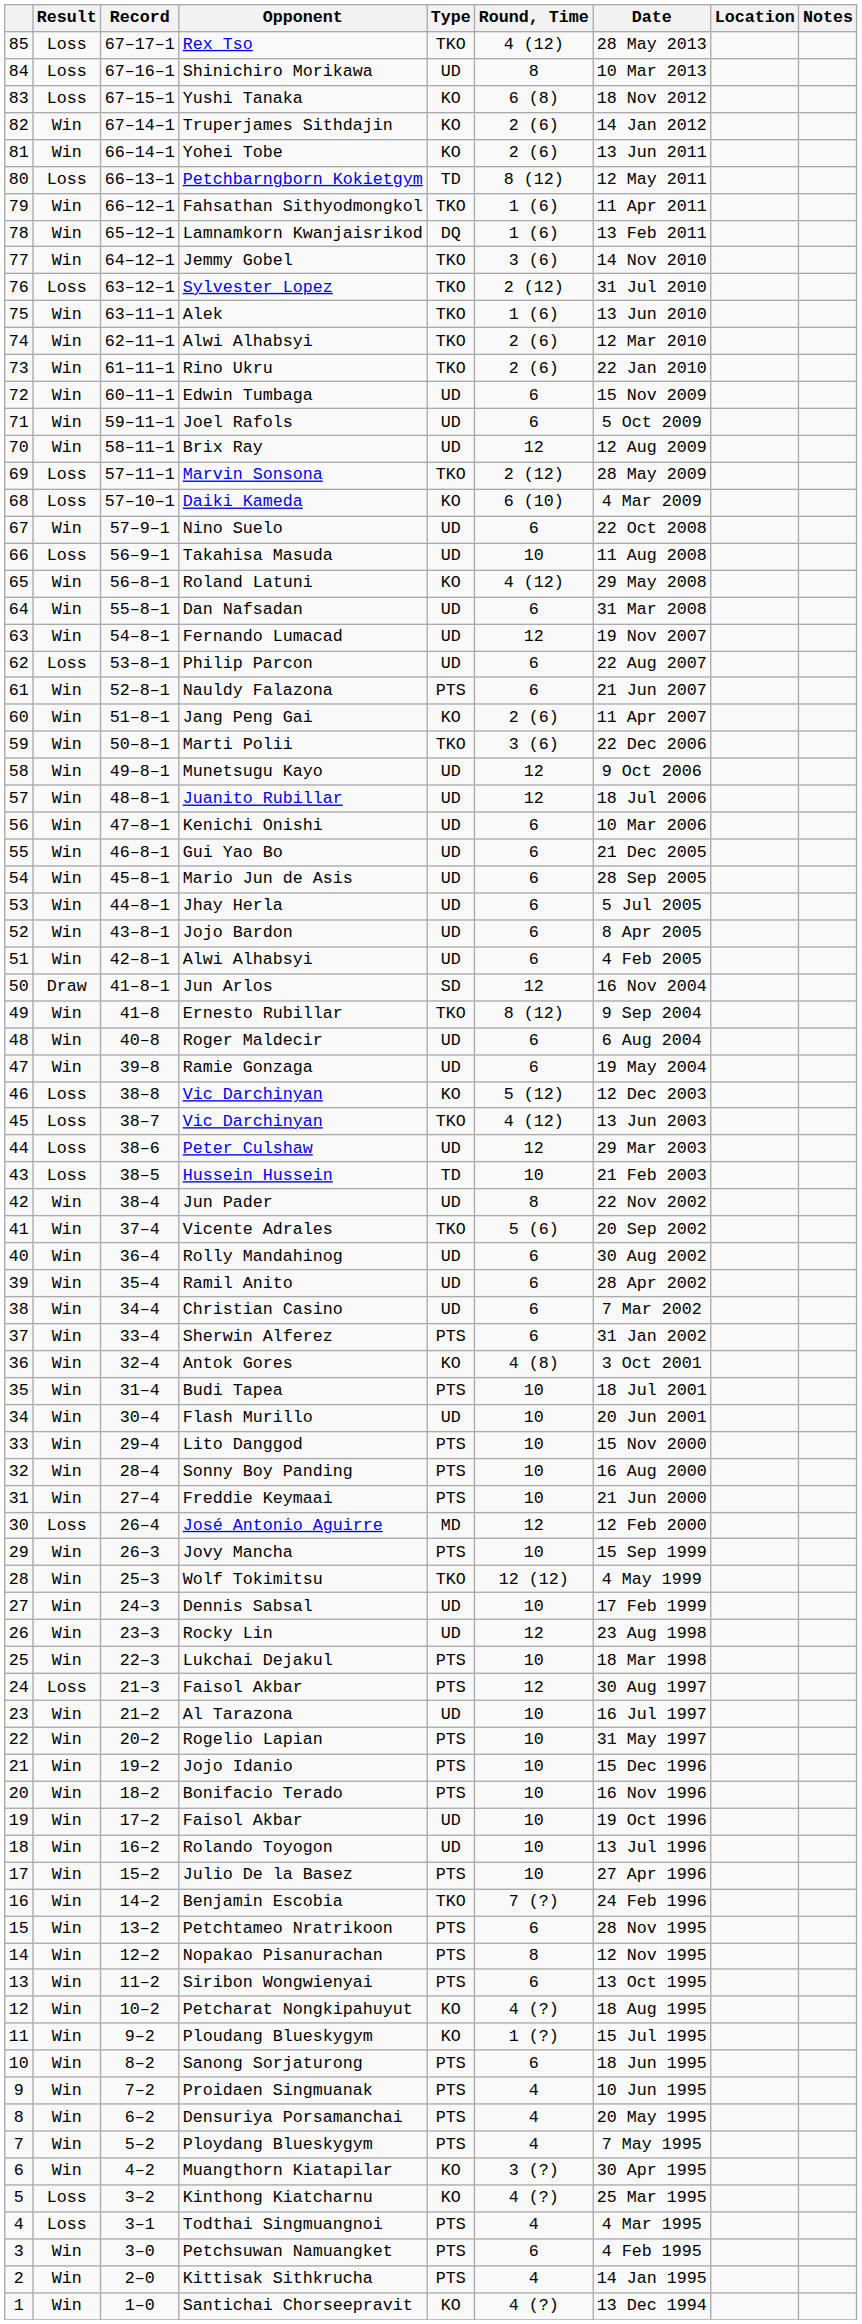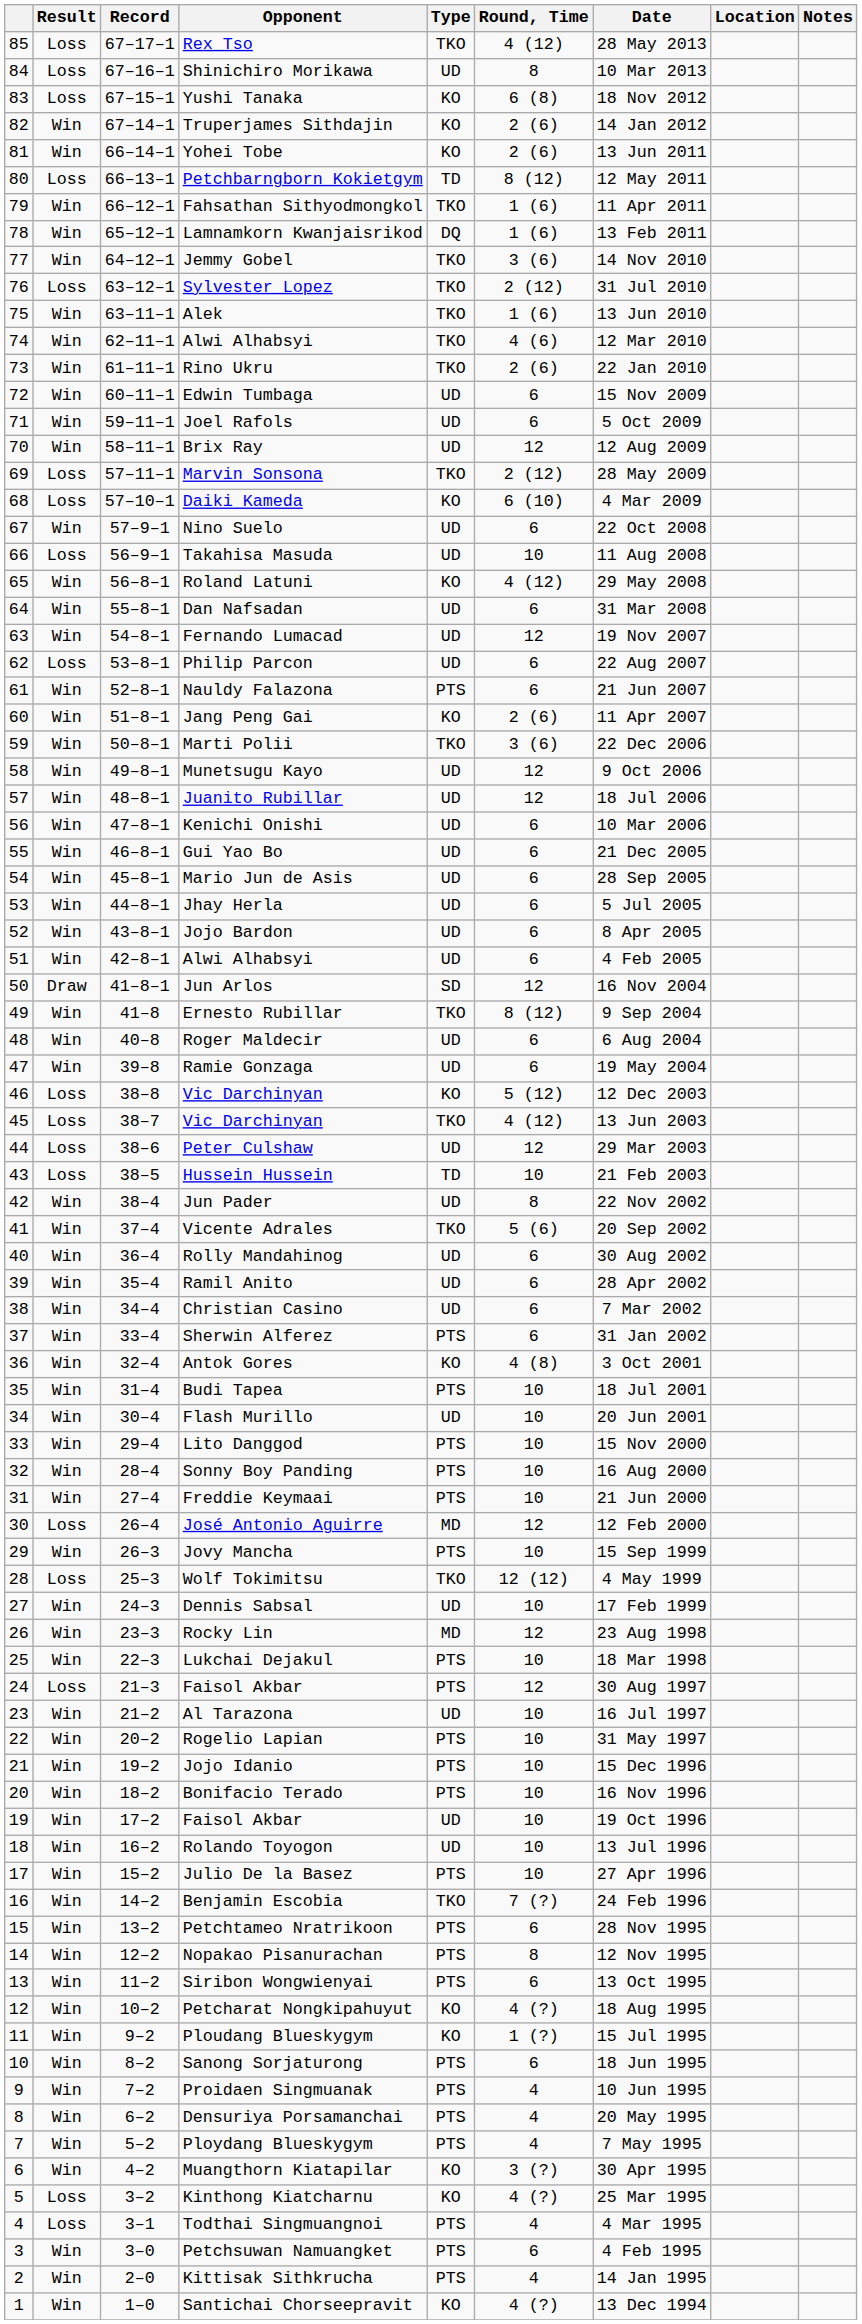(534, 341) 2 (6) -> (534, 341) 4 (6)
(67, 1580) Win -> (67, 1580) Loss
(451, 1633) UD -> (451, 1633) MD
